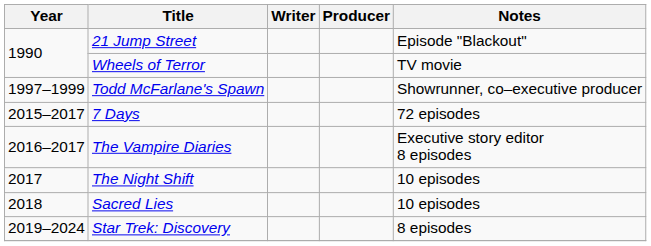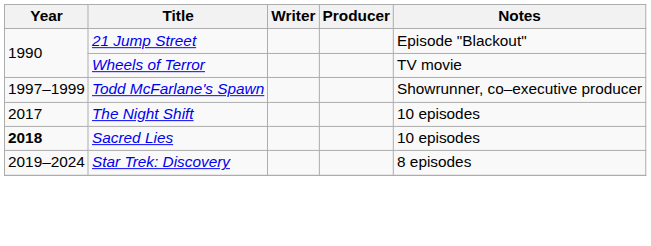- row: (116, 114)
- row: (162, 147)
(25, 204) normal -> (25, 138) bold
